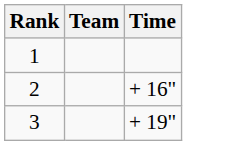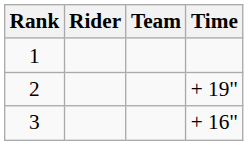+ column: (95, 21)
(153, 88) + 16" -> (214, 88) + 19"
(153, 122) + 19" -> (214, 122) + 16"
